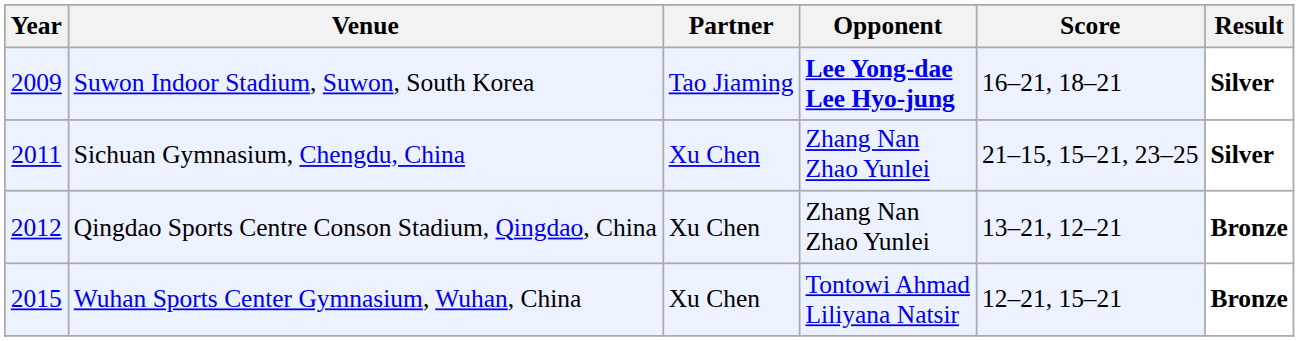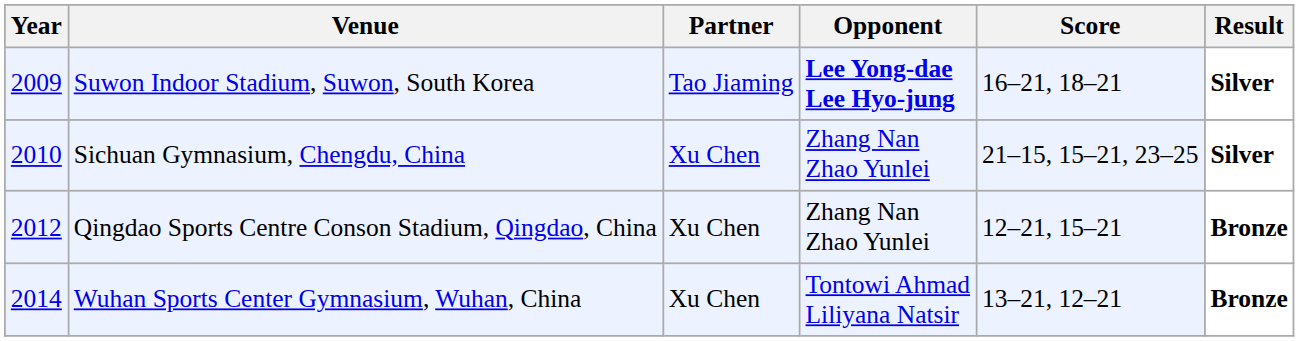(36, 155) 2011 -> (36, 155) 2010
(1052, 227) 13–21, 12–21 -> (1052, 227) 12–21, 15–21
(36, 299) 2015 -> (36, 299) 2014
(1052, 299) 12–21, 15–21 -> (1052, 299) 13–21, 12–21
